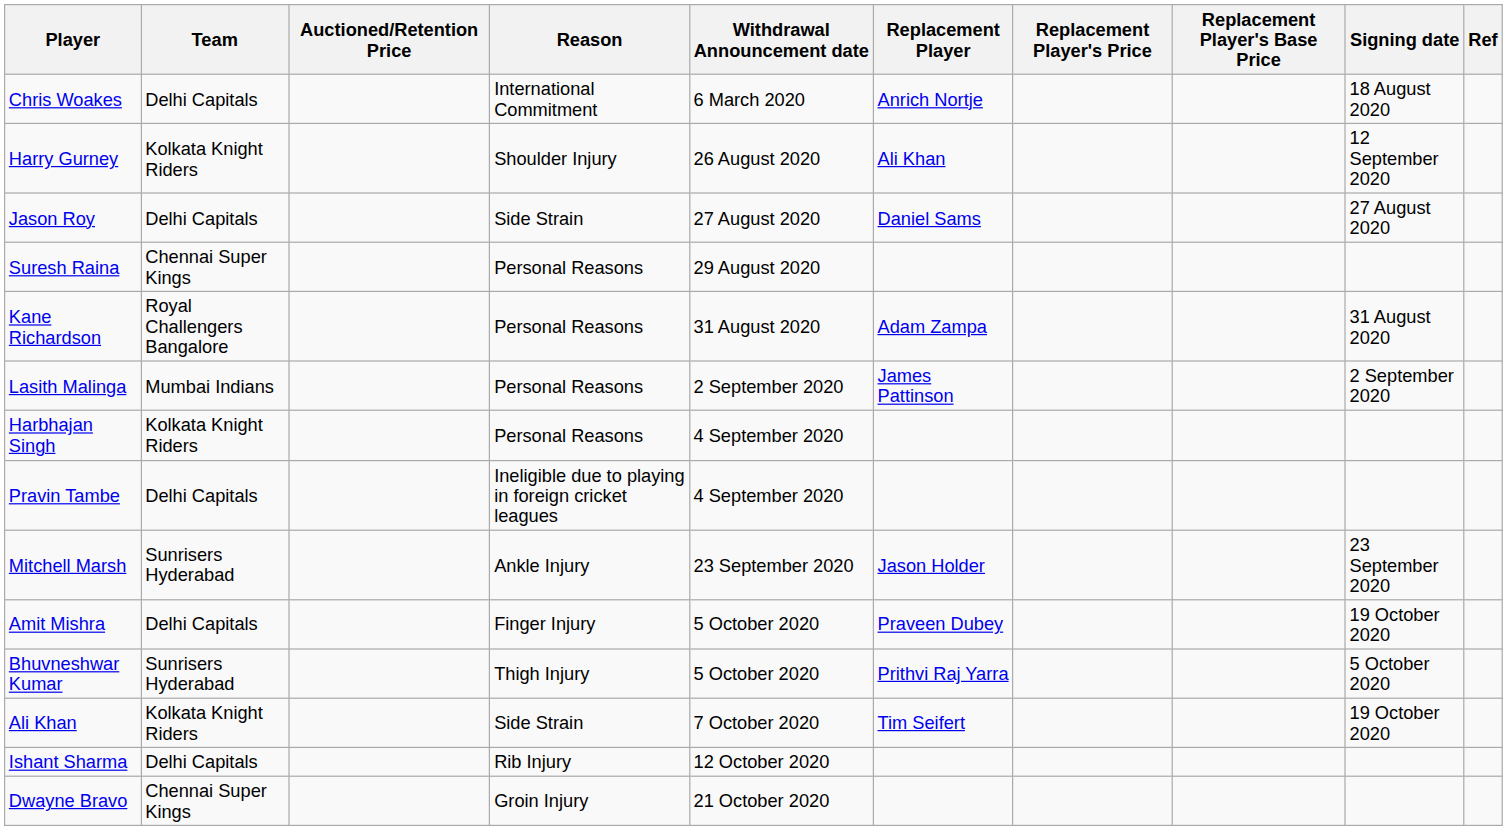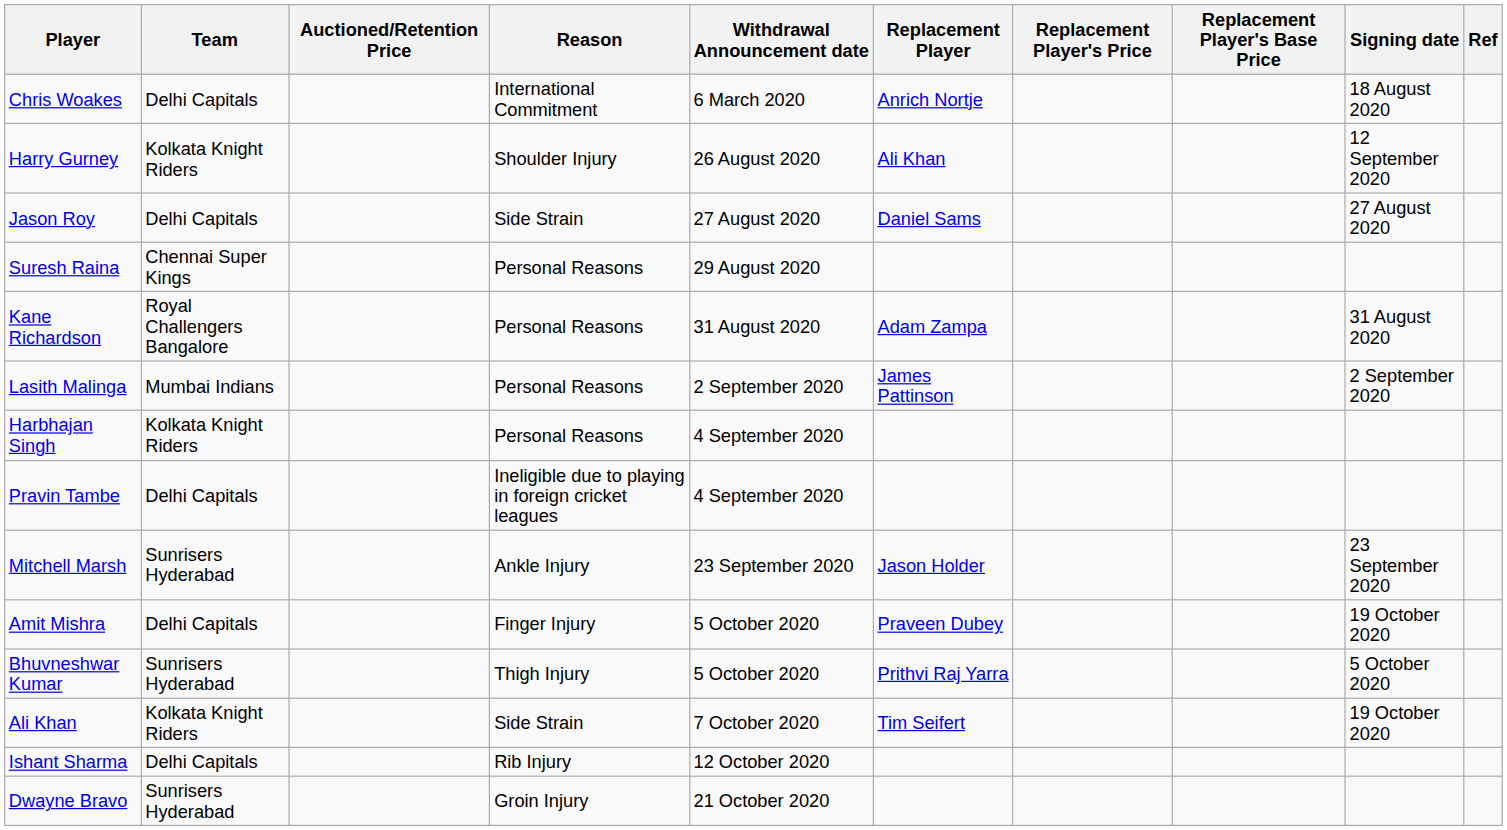(206, 801) Chennai Super Kings -> (190, 801) Sunrisers Hyderabad
